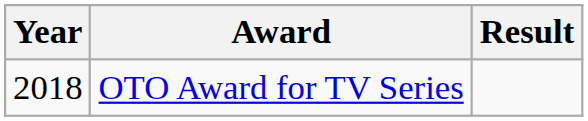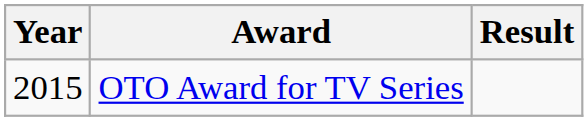(48, 87) 2018 -> (48, 87) 2015
